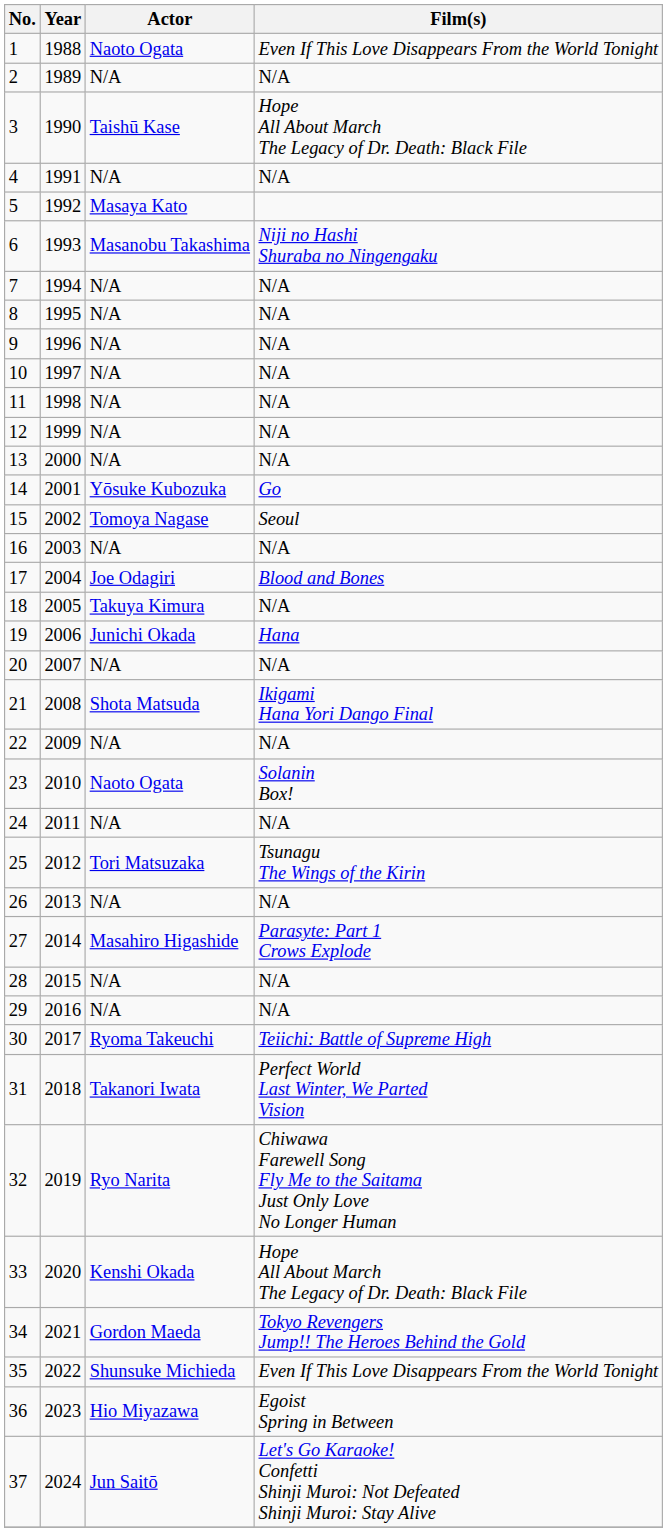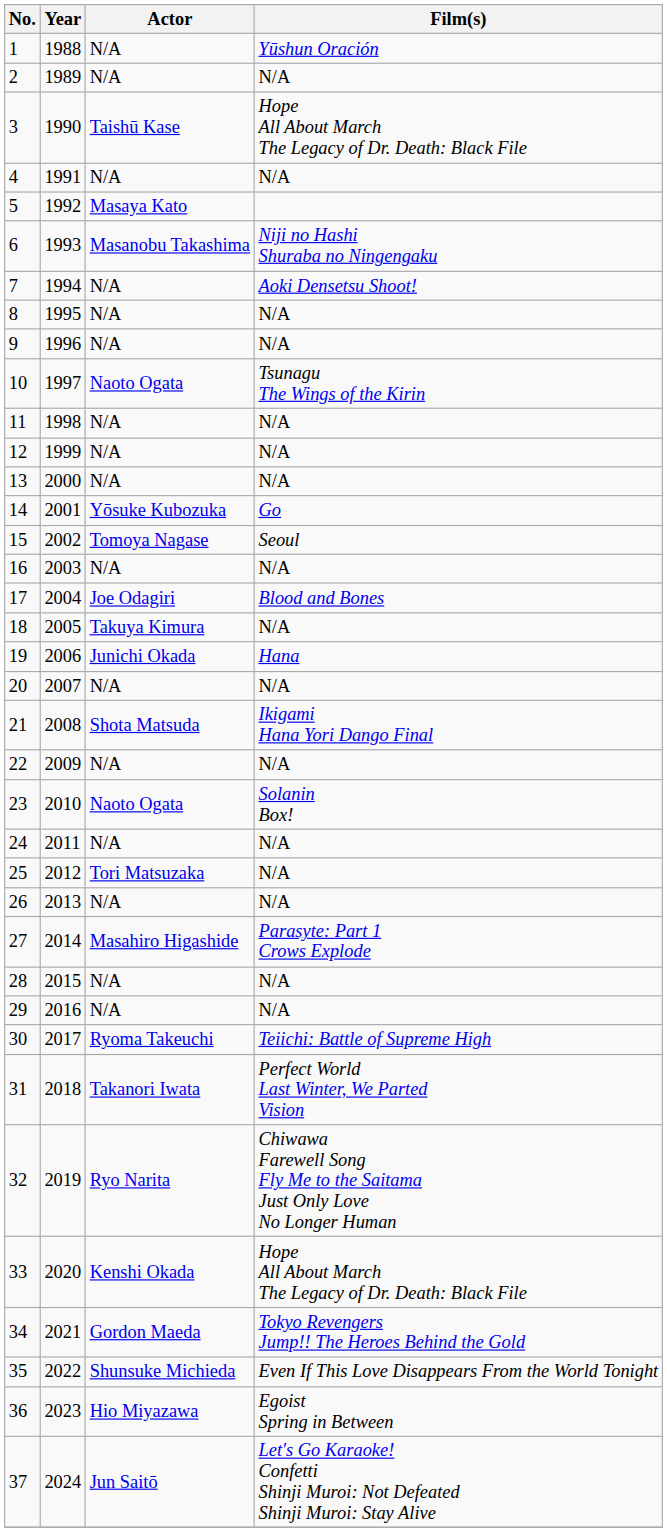(136, 48) Naoto Ogata -> (106, 48) N/A
(458, 48) Even If This Love Disappears From the World Tonight -> (319, 48) Yūshun Oración
(274, 285) N/A -> (338, 285) Aoki Densetsu Shoot!
(106, 373) N/A -> (136, 383) Naoto Ogata
(274, 373) N/A -> (342, 383) Tsunagu The Wings of the Kirin
(342, 862) Tsunagu The Wings of the Kirin -> (274, 872) N/A
